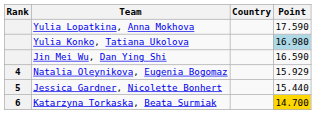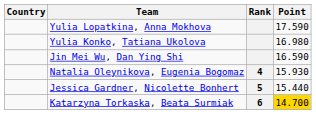columns swapped: (18, 12) <-> (252, 12)
(292, 42) lightblue background -> (292, 42) no background
(292, 72) 15.929 -> (292, 72) 15.930
